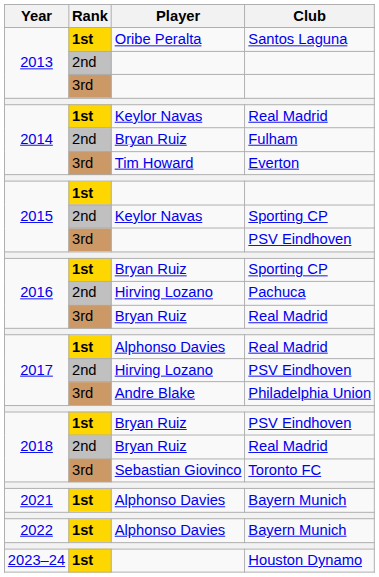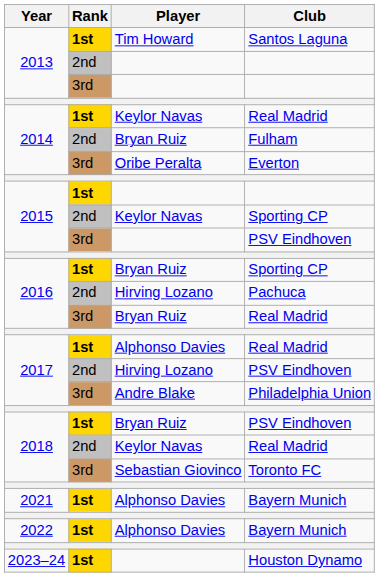(158, 39) Oribe Peralta -> (154, 39) Tim Howard
(154, 163) Tim Howard -> (158, 163) Oribe Peralta
(151, 446) Bryan Ruiz -> (159, 446) Keylor Navas
